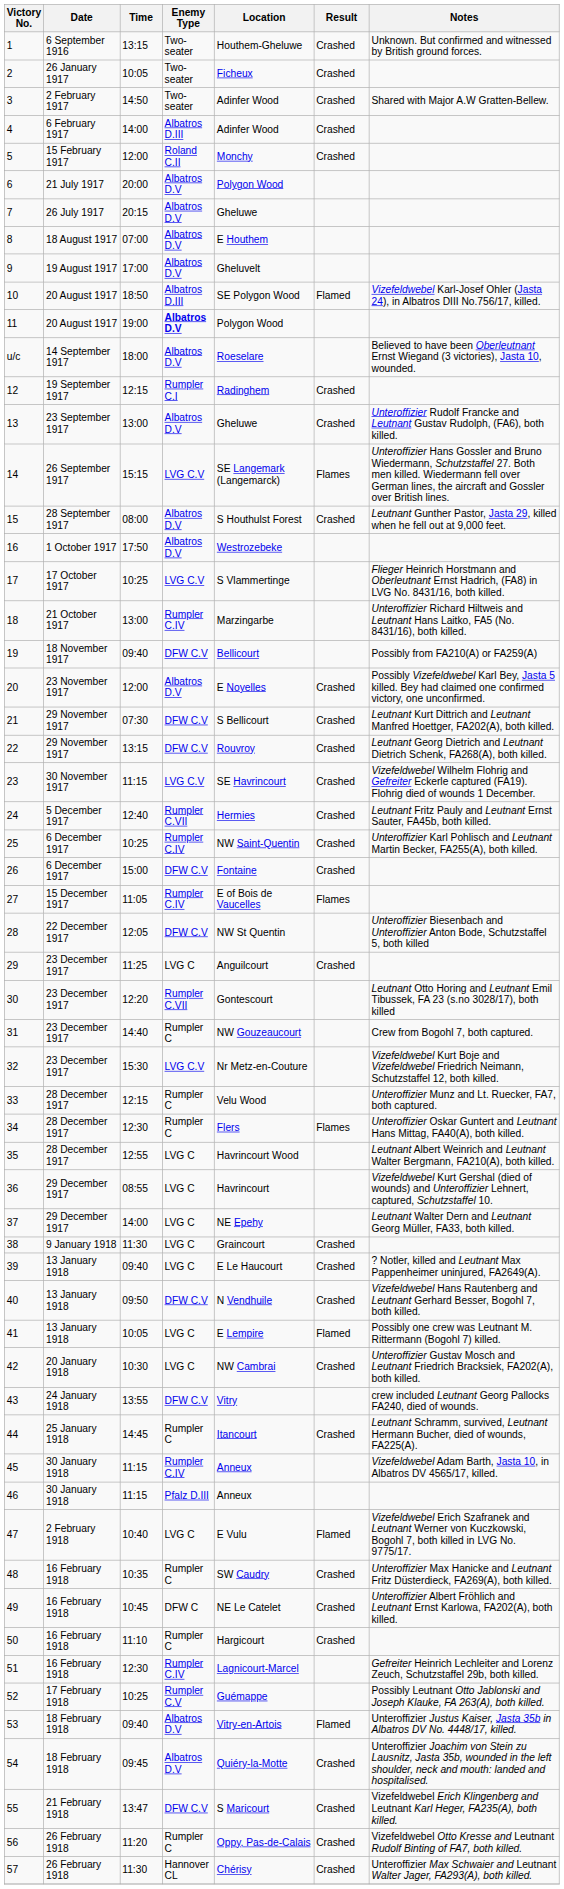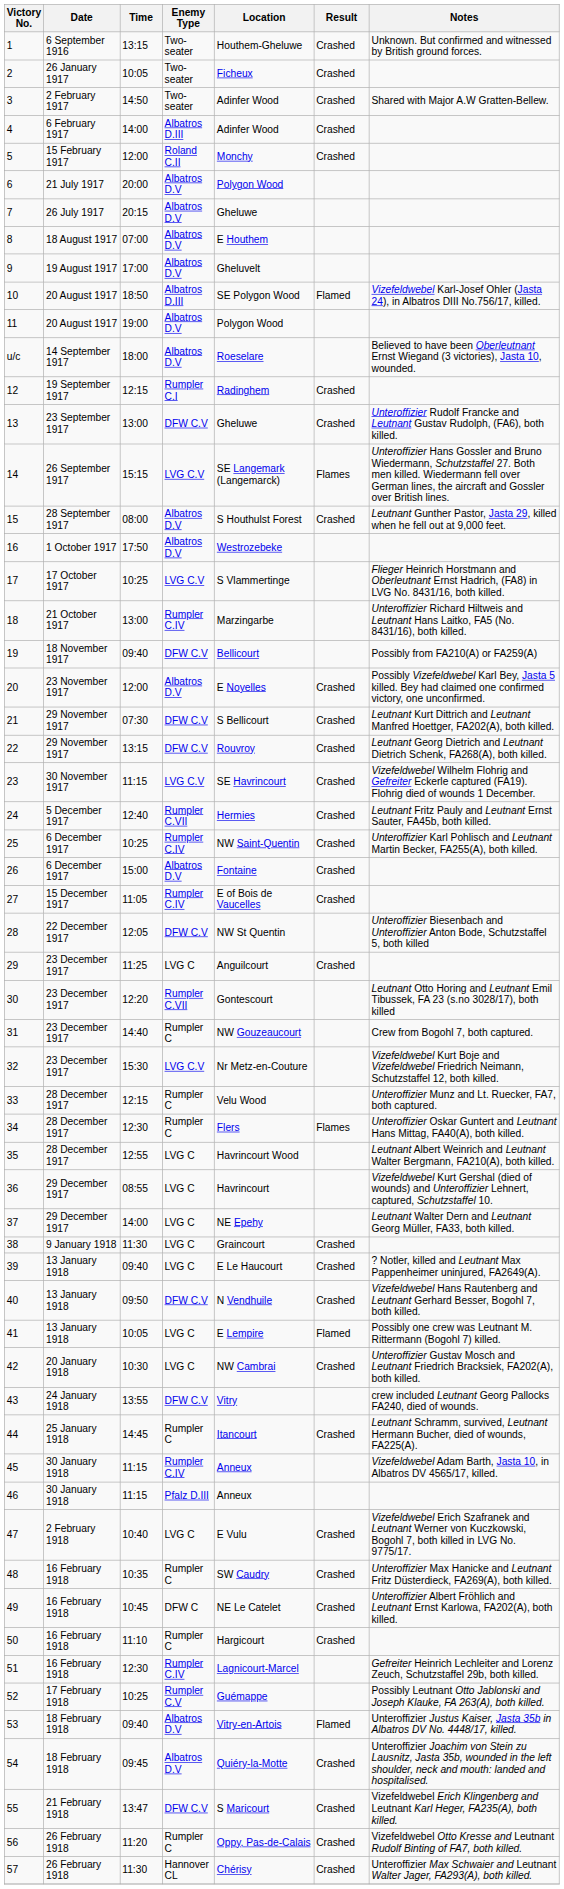(185, 323) bold -> (183, 323) normal
(183, 424) Albatros D.V -> (186, 424) DFW C.V
(186, 871) DFW C.V -> (183, 871) Albatros D.V
(333, 899) Flames -> (336, 899) Crashed
(333, 1535) Flamed -> (336, 1535) Crashed
